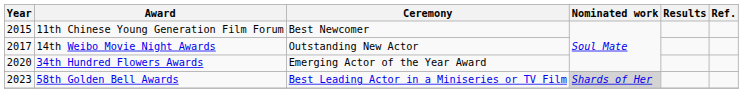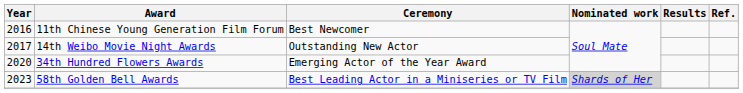(19, 30) 2015 -> (19, 30) 2016
